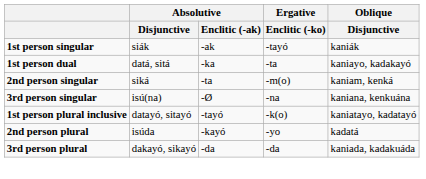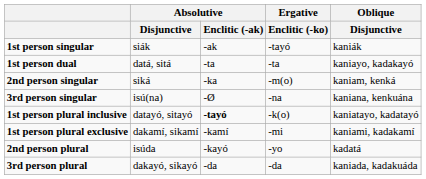(208, 64) -ka -> (209, 64) -ta
(207, 81) -ta -> (210, 81) -ka
(212, 115) normal -> (215, 115) bold
+ row: (67, 132)
